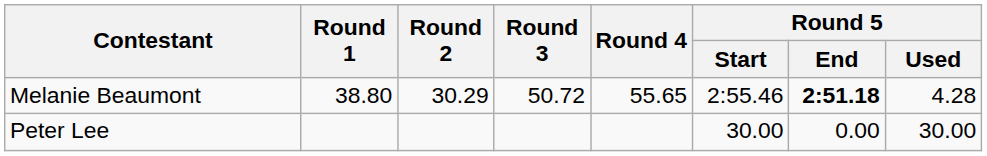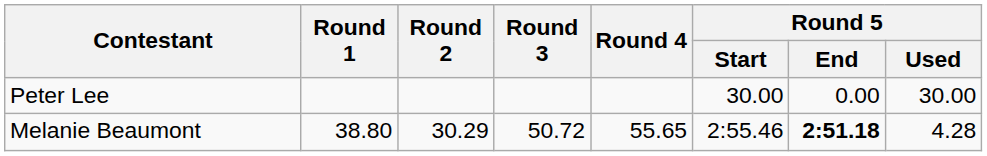rows swapped: (105, 95) <-> (60, 131)
